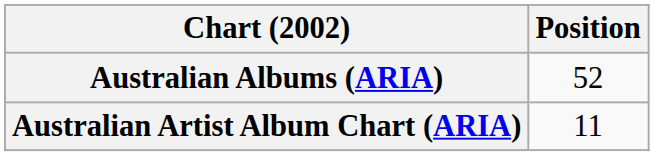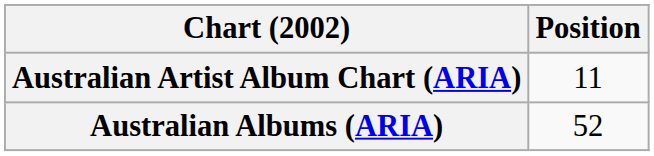rows swapped: (267, 77) <-> (267, 125)
